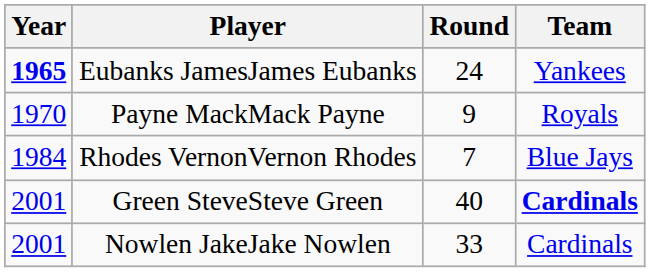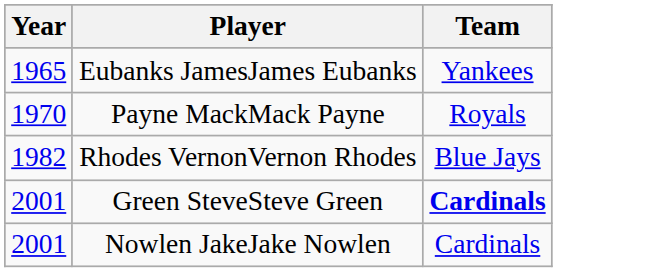- column: (469, 26)
(39, 69) bold -> (39, 69) normal
(39, 157) 1984 -> (39, 157) 1982
